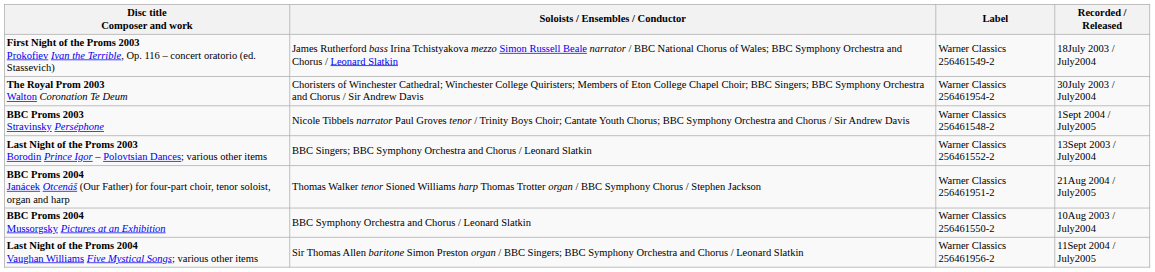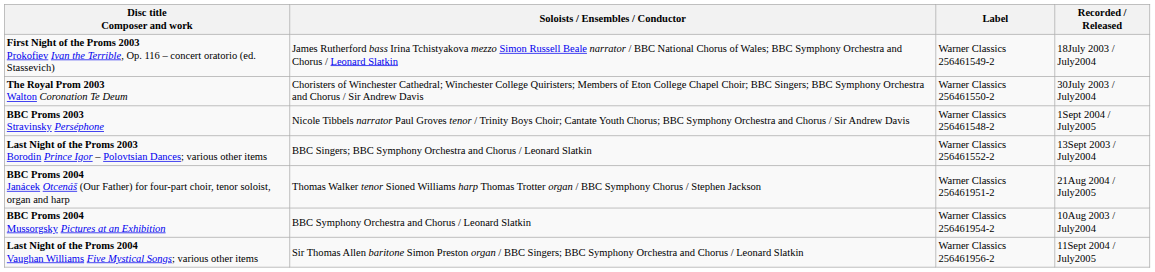(972, 91) Warner Classics 256461954‑2 -> (972, 91) Warner Classics 256461550‑2
(972, 223) Warner Classics 256461550‑2 -> (972, 223) Warner Classics 256461954‑2
